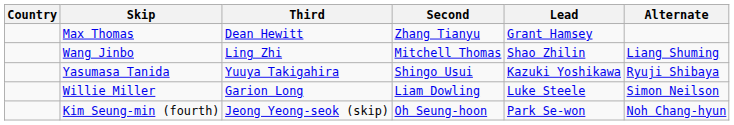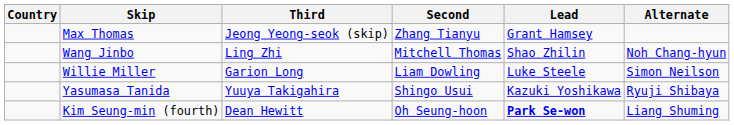(264, 33) Dean Hewitt -> (307, 33) Jeong Yeong-seok (skip)
(673, 53) Liang Shuming -> (676, 53) Noh Chang-hyun
rows swapped: (116, 72) <-> (109, 91)
(307, 110) Jeong Yeong-seok (skip) -> (264, 110) Dean Hewitt
(546, 110) normal -> (546, 110) bold
(676, 110) Noh Chang-hyun -> (673, 110) Liang Shuming
